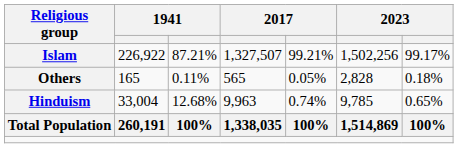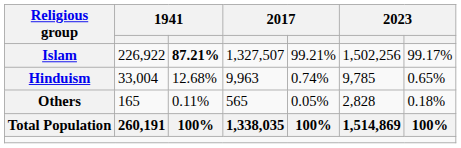(194, 55) normal -> (196, 55) bold
rows swapped: (60, 101) <-> (60, 78)
